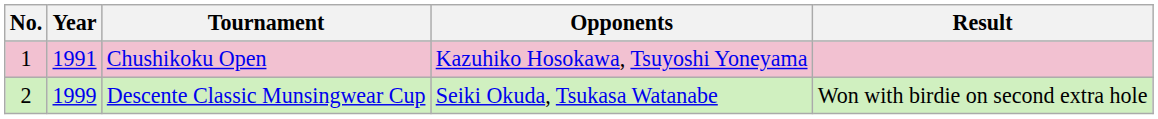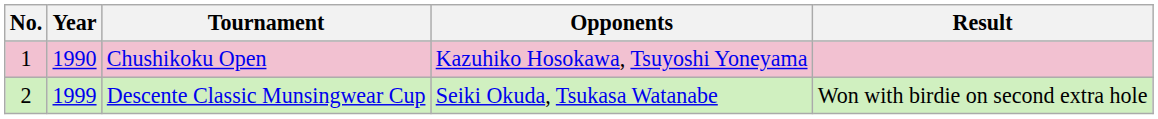(75, 59) 1991 -> (75, 59) 1990
